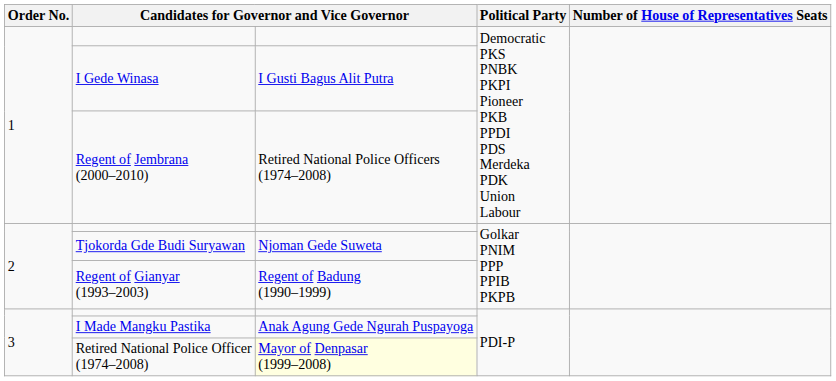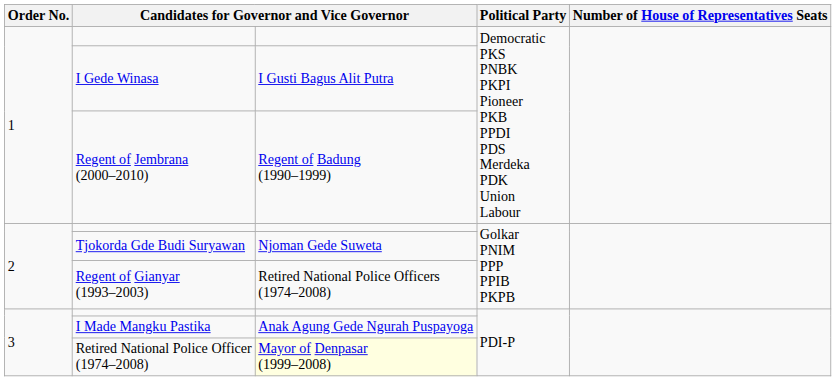(349, 167) Retired National Police Officers (1974–2008) -> (309, 167) Regent of Badung (1990–1999)
(309, 284) Regent of Badung (1990–1999) -> (349, 284) Retired National Police Officers (1974–2008)
